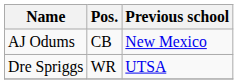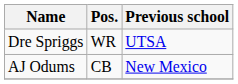rows swapped: (46, 66) <-> (41, 41)
